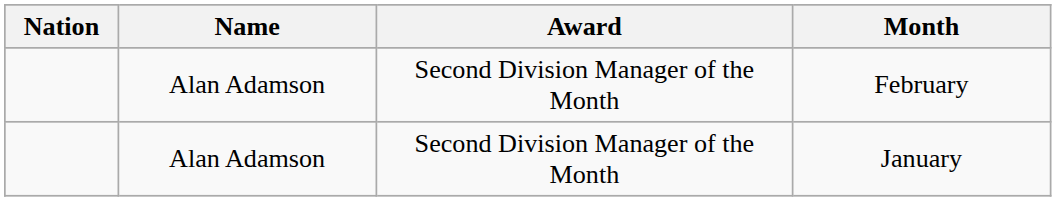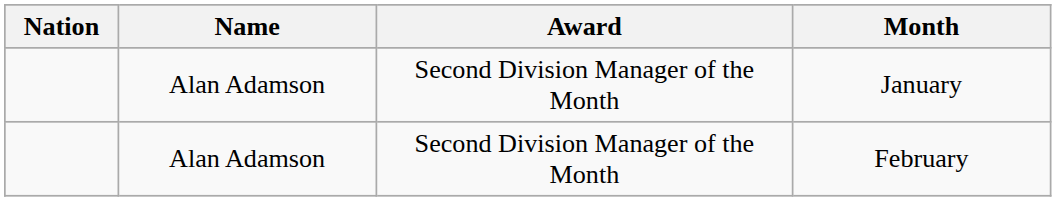rows swapped: (921, 158) <-> (921, 84)
